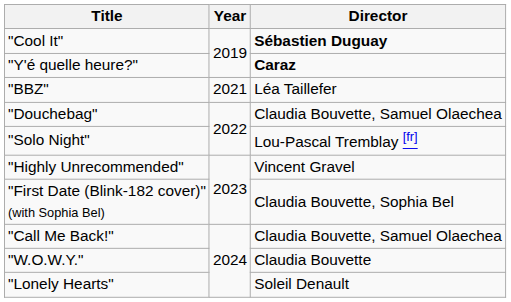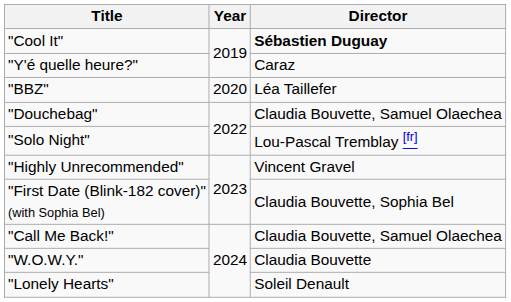(275, 65) bold -> (275, 65) normal
(230, 89) 2021 -> (230, 89) 2020
